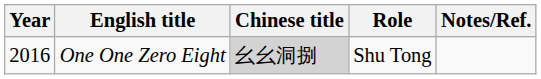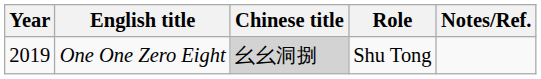(30, 55) 2016 -> (30, 55) 2019
